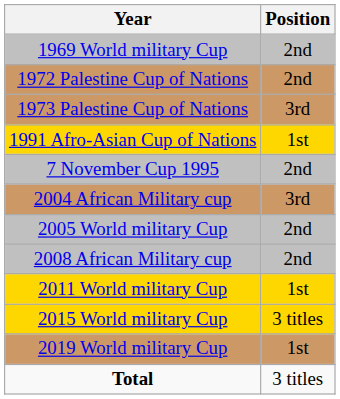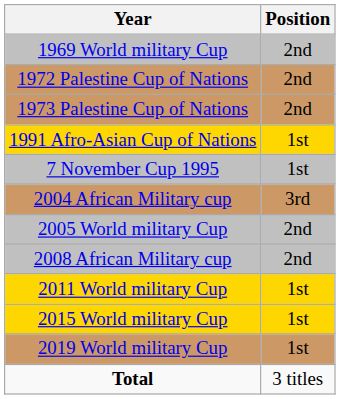(298, 109) 3rd -> (298, 109) 2nd
(298, 169) 2nd -> (298, 169) 1st
(298, 318) 3 titles -> (298, 318) 1st
